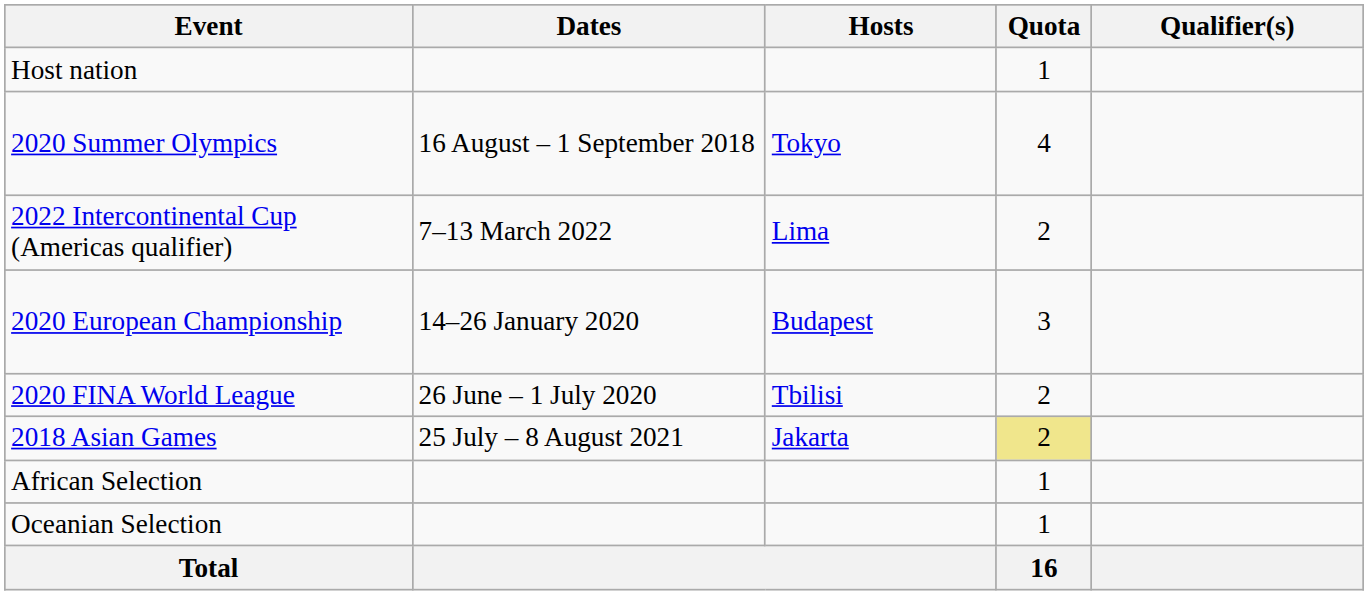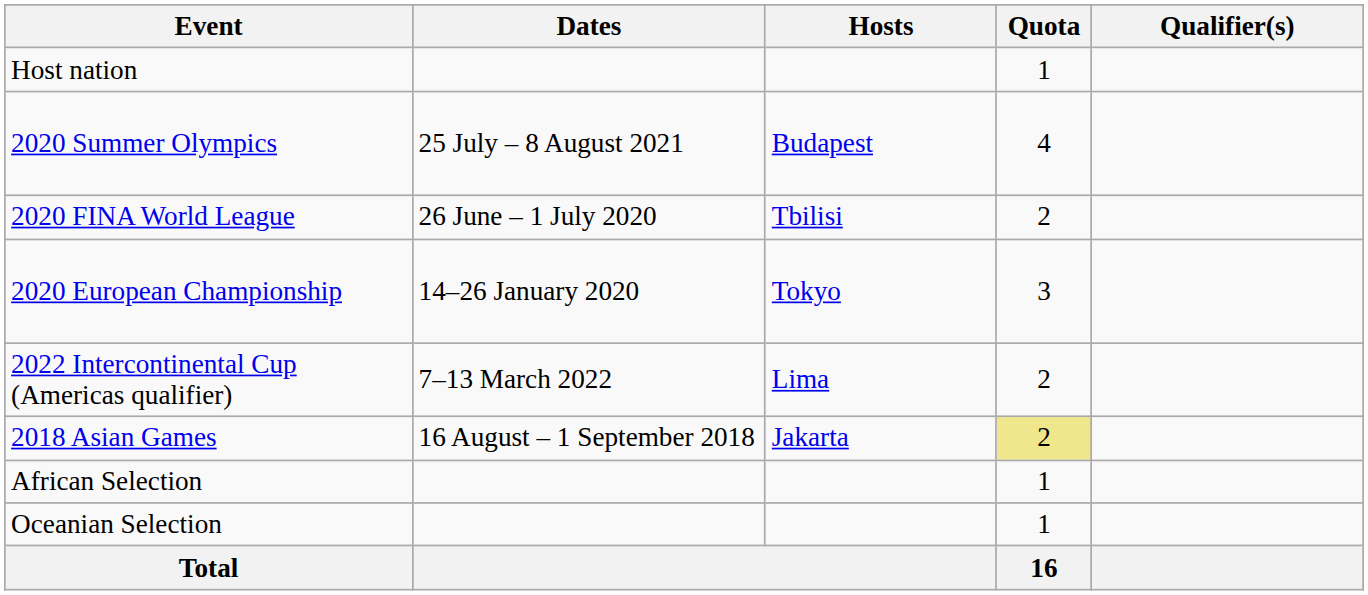(587, 142) 16 August – 1 September 2018 -> (551, 142) 25 July – 8 August 2021
(806, 142) Tokyo -> (822, 142) Budapest
rows swapped: (153, 394) <-> (154, 231)
(822, 321) Budapest -> (806, 290) Tokyo
(551, 437) 25 July – 8 August 2021 -> (587, 437) 16 August – 1 September 2018
